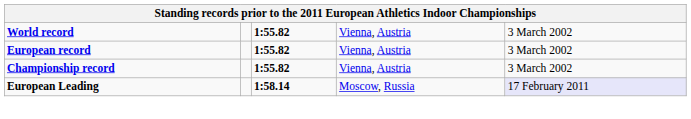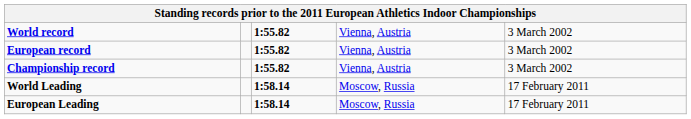+ row: (44, 86)
(548, 86) lavender background -> (548, 104) no background
